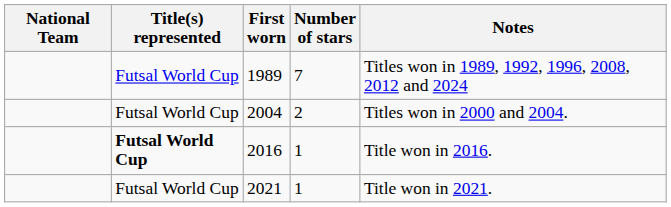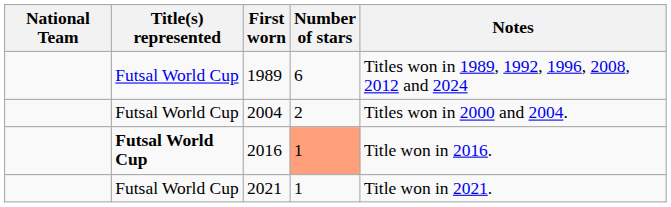(298, 75) 7 -> (298, 75) 6
(298, 150) no background -> (298, 150) lightsalmon background
